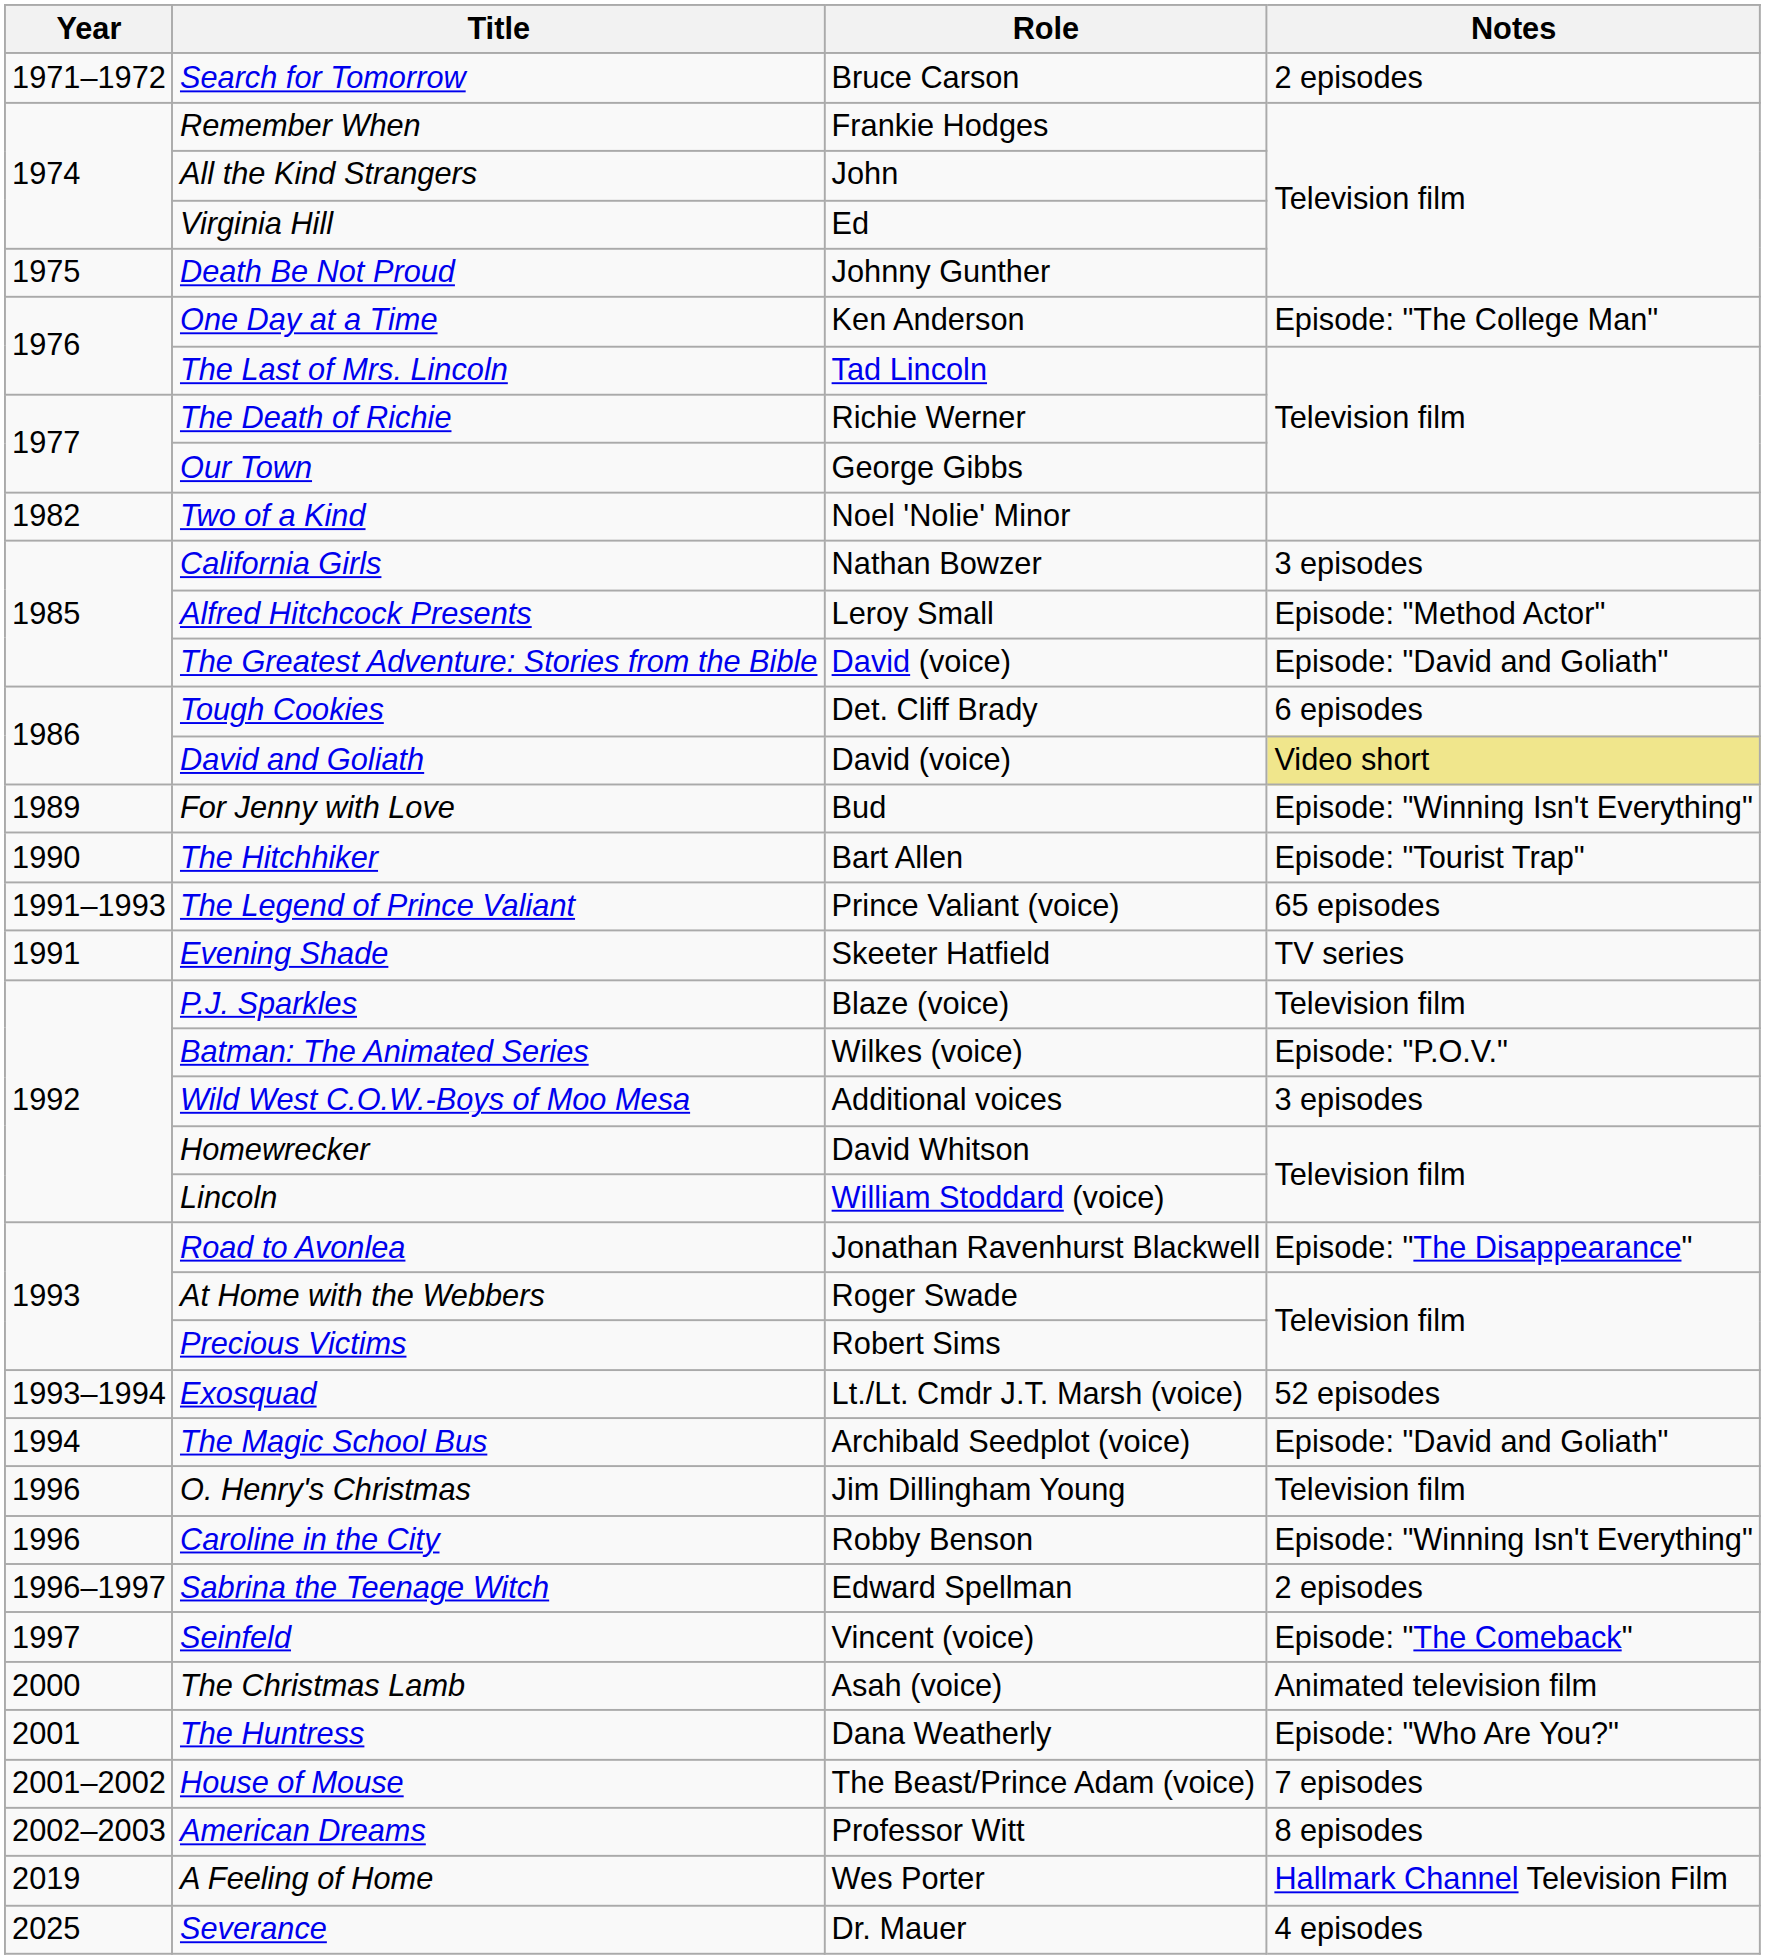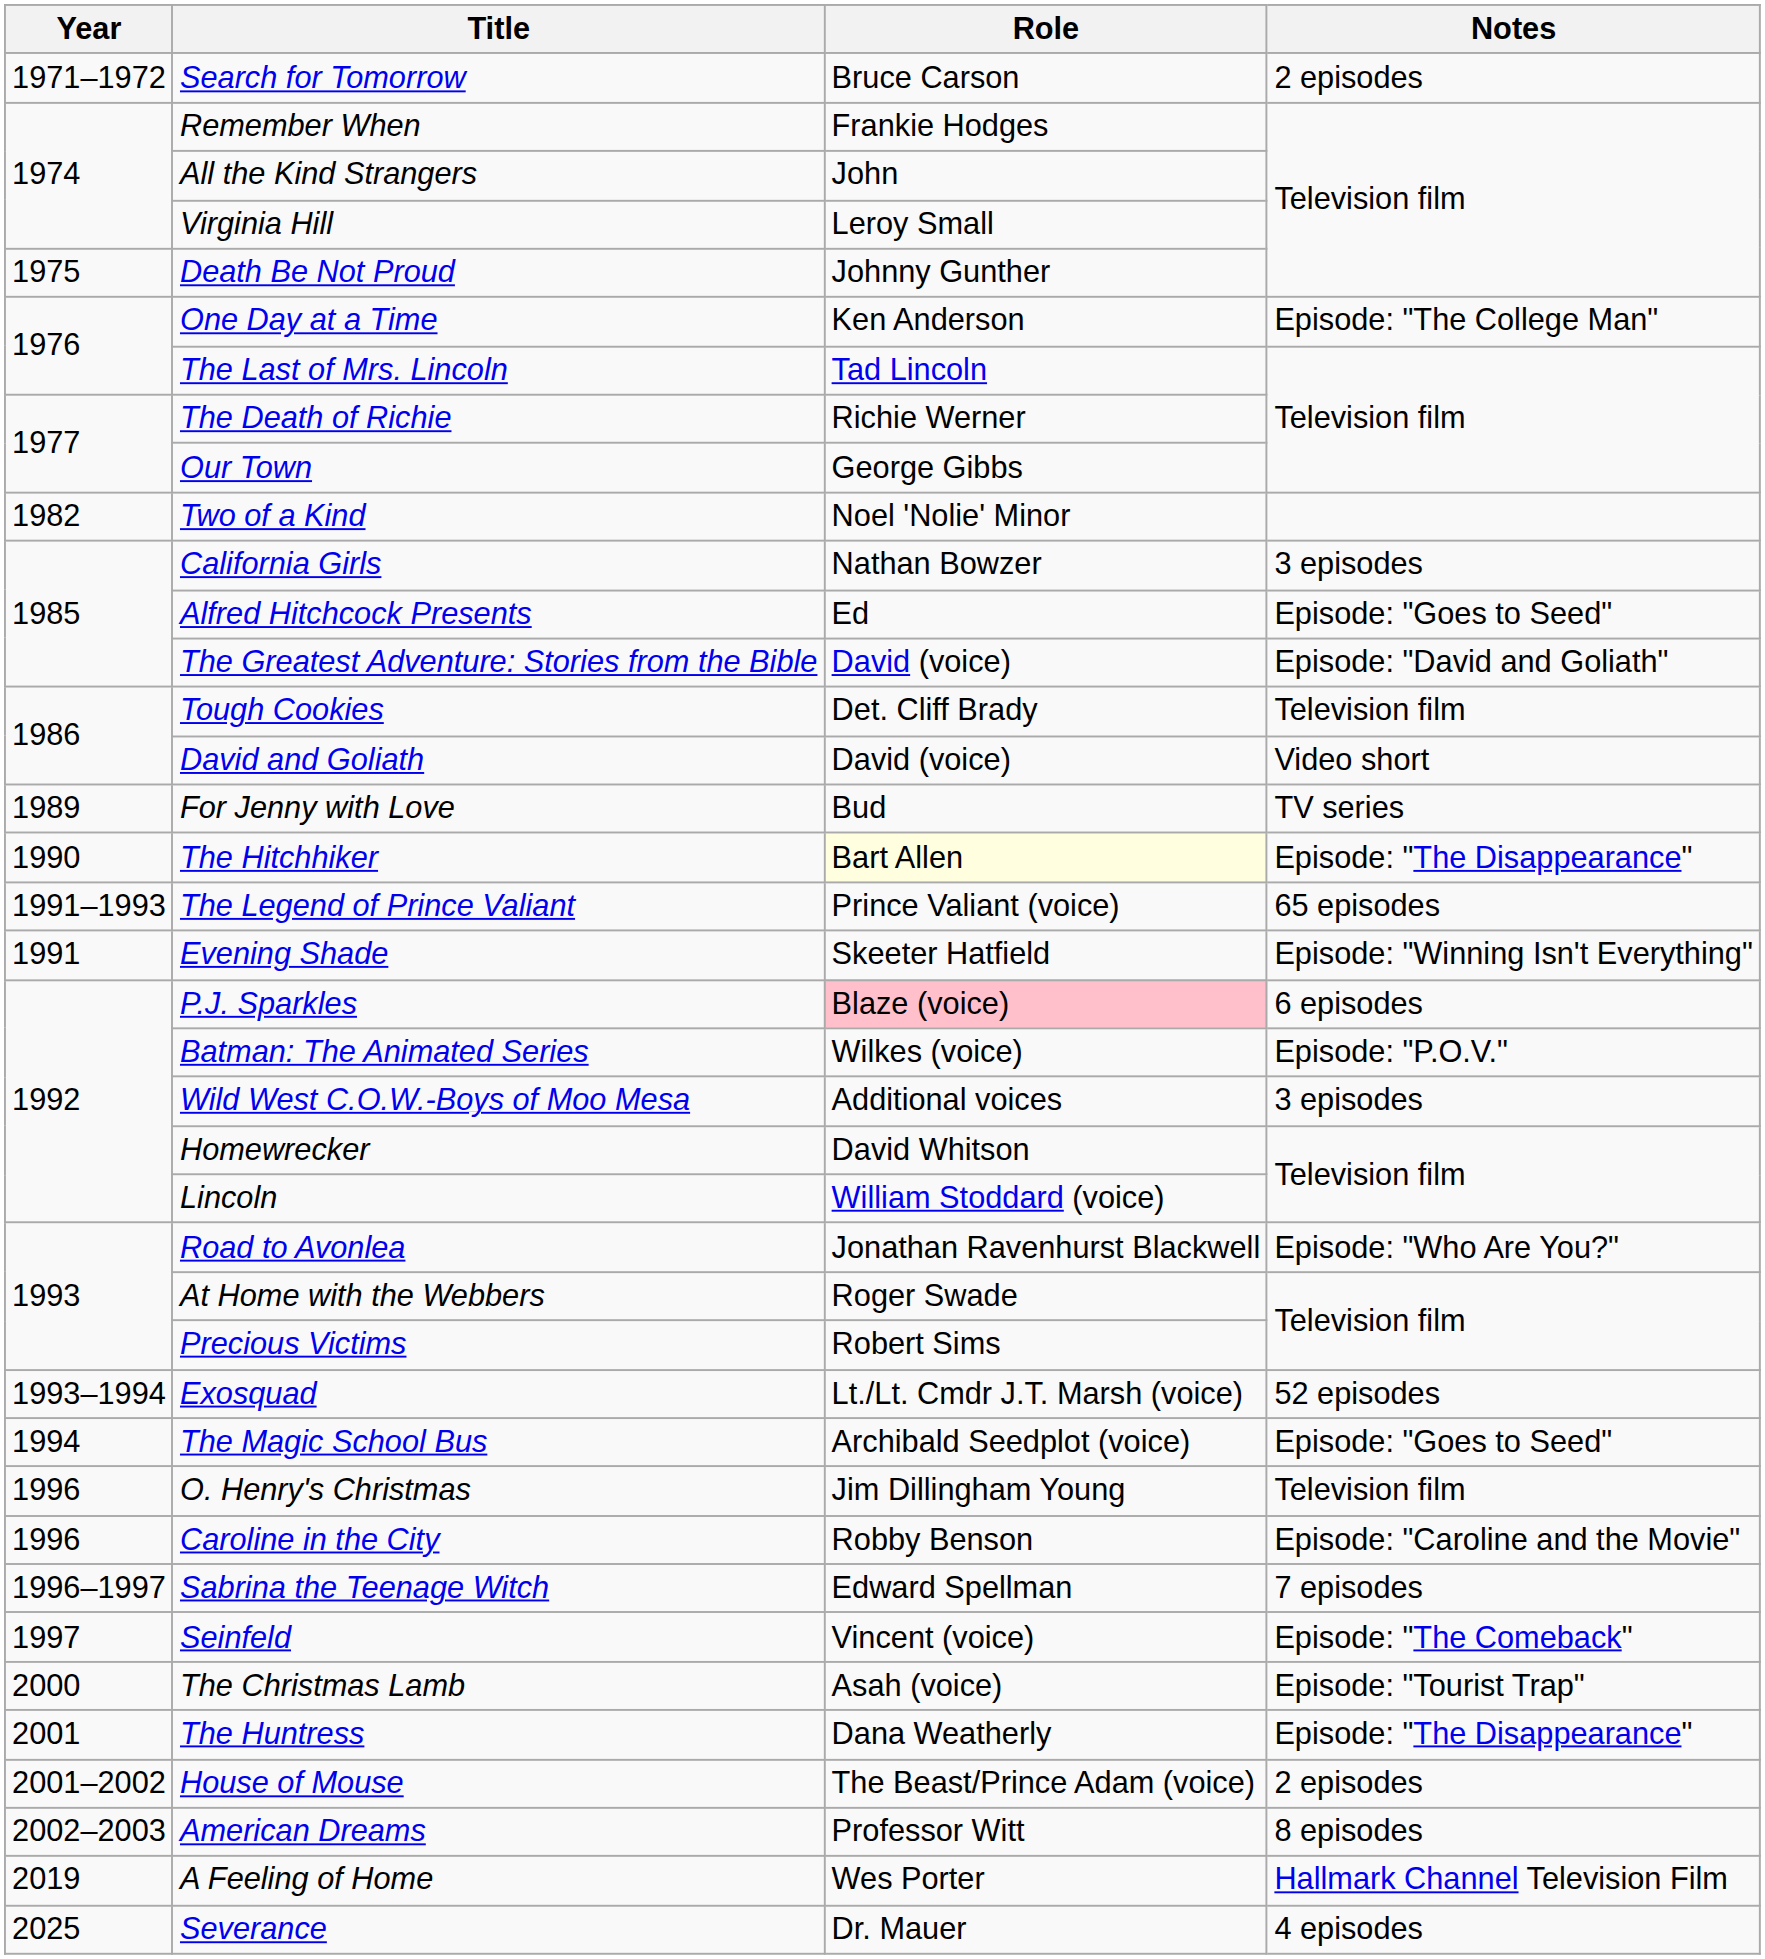(850, 223) Ed -> (913, 223) Leroy Small
(913, 613) Leroy Small -> (850, 613) Ed
(1440, 613) Episode: "Method Actor" -> (1443, 613) Episode: "Goes to Seed"
(1349, 710) 6 episodes -> (1370, 710) Television film
(1352, 759) khaki background -> (1352, 759) no background
(1514, 808) Episode: "Winning Isn't Everything" -> (1339, 808) TV series
(897, 857) no background -> (897, 857) lightyellow background
(1430, 857) Episode: "Tourist Trap" -> (1483, 857) Episode: "The Disappearance"
(1339, 954) TV series -> (1514, 954) Episode: "Winning Isn't Everything"
(920, 1003) no background -> (920, 1003) pink background
(1370, 1003) Television film -> (1349, 1003) 6 episodes
(1483, 1246) Episode: "The Disappearance" -> (1447, 1246) Episode: "Who Are You?"
(1471, 1441) Episode: "David and Goliath" -> (1443, 1441) Episode: "Goes to Seed"
(1514, 1539) Episode: "Winning Isn't Everything" -> (1507, 1539) Episode: "Caroline and the Movie"
(1349, 1587) 2 episodes -> (1349, 1587) 7 episodes
(1436, 1685) Animated television film -> (1430, 1685) Episode: "Tourist Trap"
(1447, 1734) Episode: "Who Are You?" -> (1483, 1734) Episode: "The Disappearance"
(1349, 1782) 7 episodes -> (1349, 1782) 2 episodes
